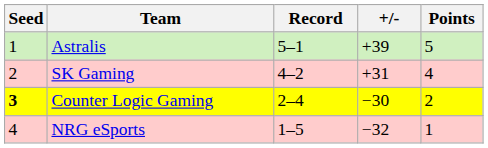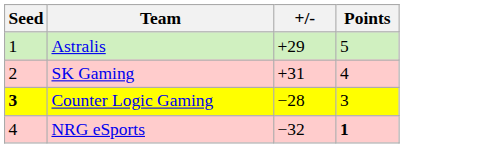- column: (316, 18)
(376, 45) +39 -> (291, 45) +29
(376, 101) −30 -> (291, 101) −28
(429, 101) 2 -> (344, 101) 3
(429, 128) normal -> (344, 128) bold
